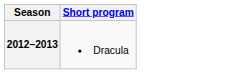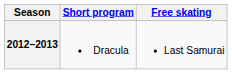+ column: (181, 12)
